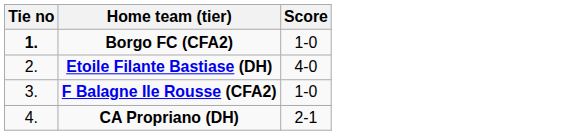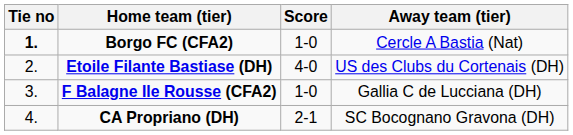+ column: (450, 17)
